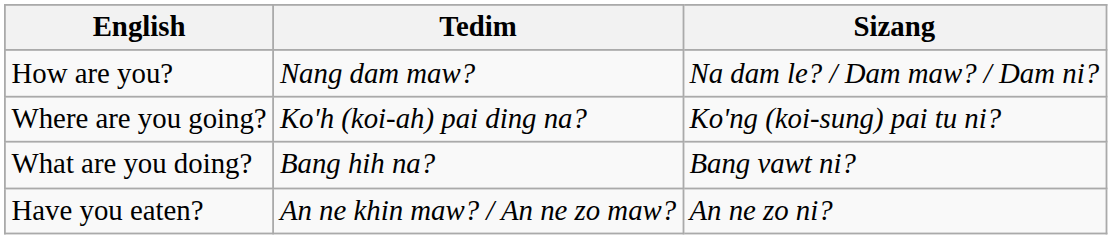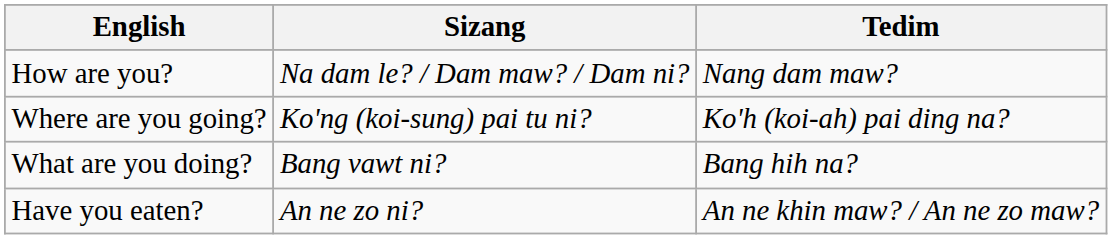columns swapped: (894, 27) <-> (478, 27)
